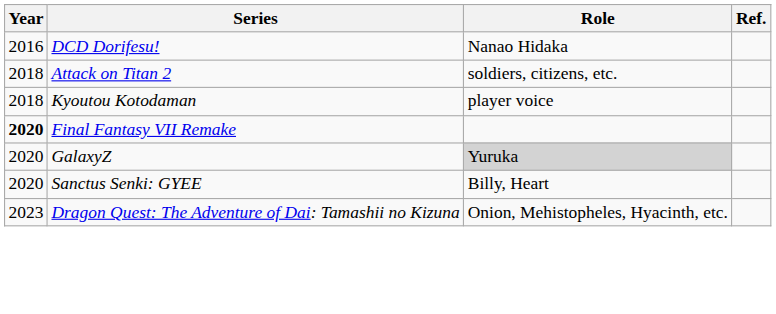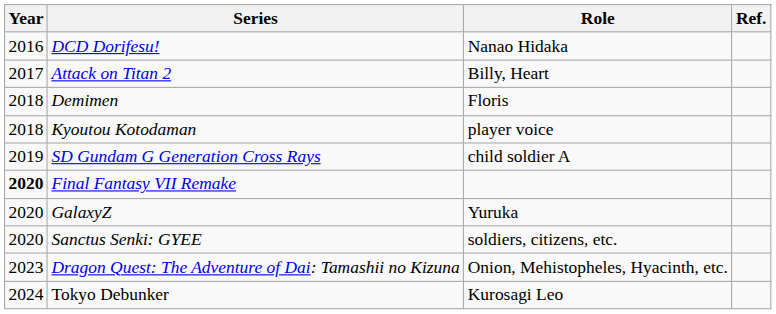(26, 73) 2018 -> (26, 73) 2017
(543, 73) soldiers, citizens, etc. -> (508, 73) Billy, Heart
+ row: (85, 101)
+ row: (186, 156)
(493, 156) lightgrey background -> (493, 211) no background
(508, 184) Billy, Heart -> (543, 239) soldiers, citizens, etc.
+ row: (110, 294)
